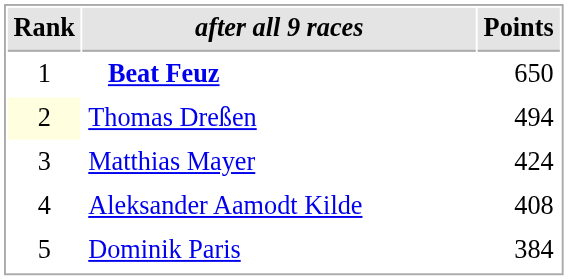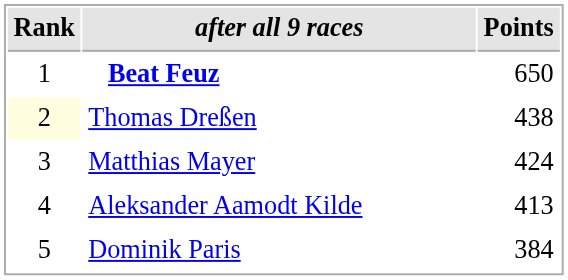(534, 118) 494 -> (534, 118) 438
(534, 206) 408 -> (534, 206) 413
